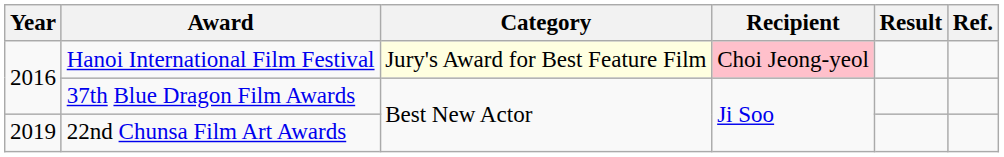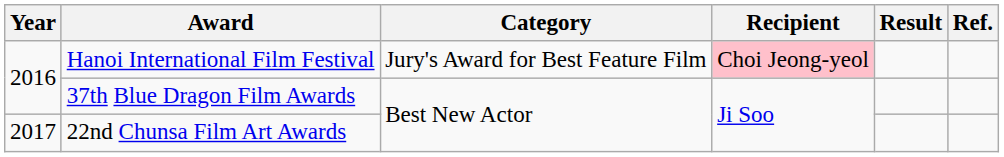(546, 59) lightyellow background -> (546, 59) no background
(33, 132) 2019 -> (33, 132) 2017
